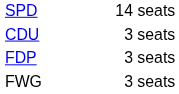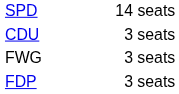rows swapped: (21, 58) <-> (23, 82)
